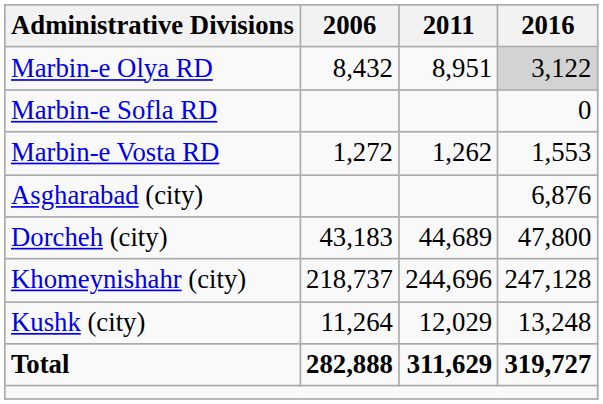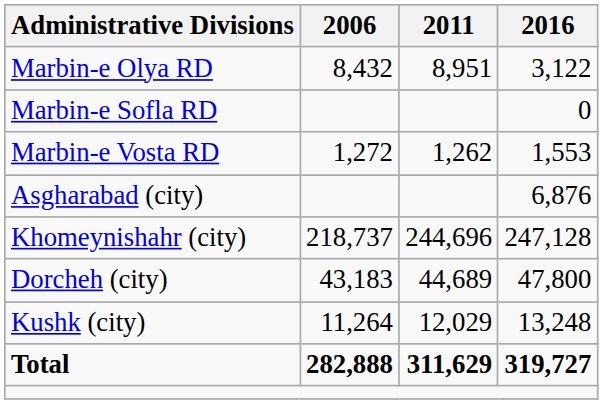(561, 68) lightgrey background -> (561, 68) no background
rows swapped: (89, 237) <-> (129, 279)
